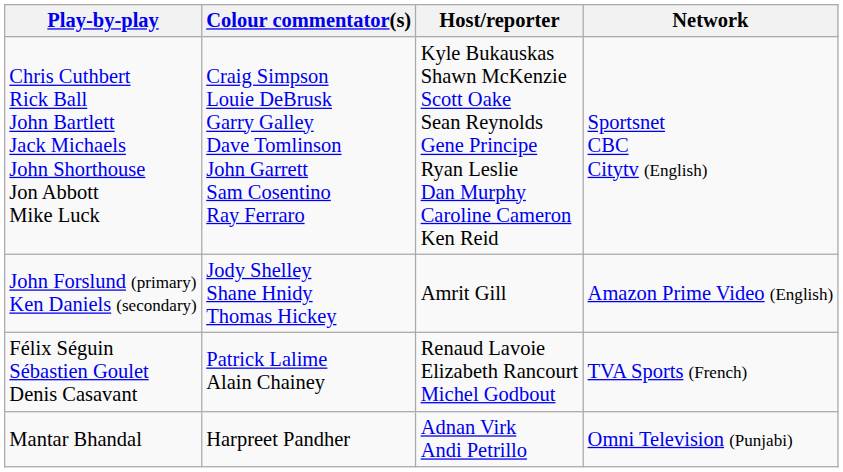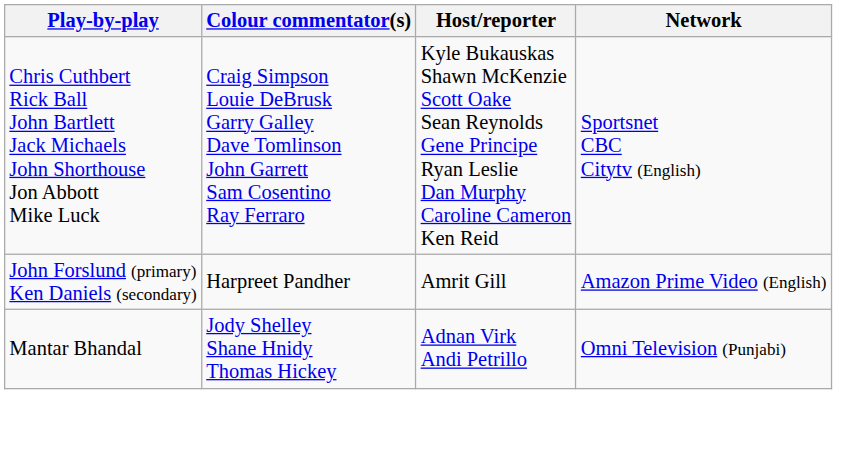(271, 293) Jody Shelley Shane Hnidy Thomas Hickey -> (278, 281) Harpreet Pandher
- row: (79, 371)
(278, 438) Harpreet Pandher -> (271, 348) Jody Shelley Shane Hnidy Thomas Hickey
